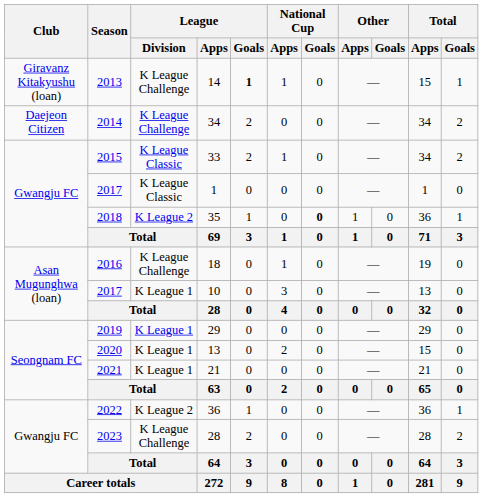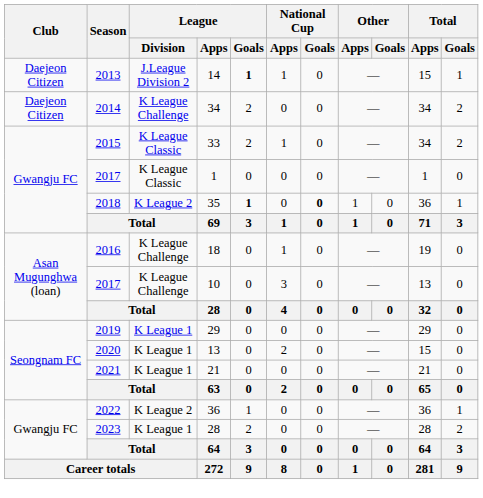(46, 82) Giravanz Kitakyushu (loan) -> (46, 75) Daejeon Citizen
(164, 82) K League Challenge -> (163, 75) J.League Division 2
(249, 217) normal -> (249, 203) bold
(164, 290) K League 1 -> (163, 283) K League Challenge
(164, 436) K League Challenge -> (163, 429) K League 1
